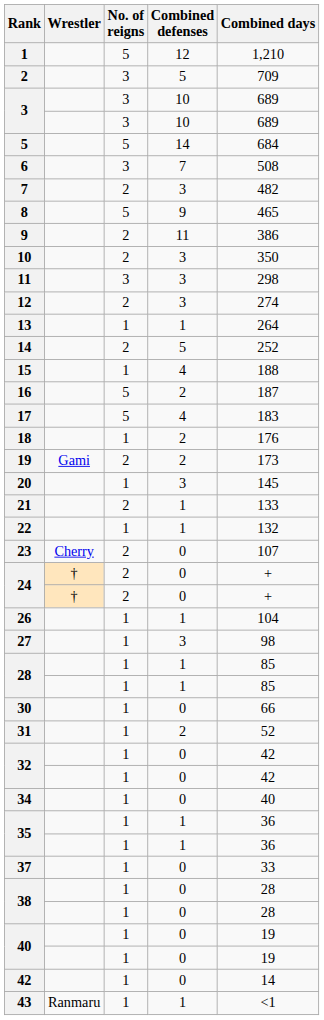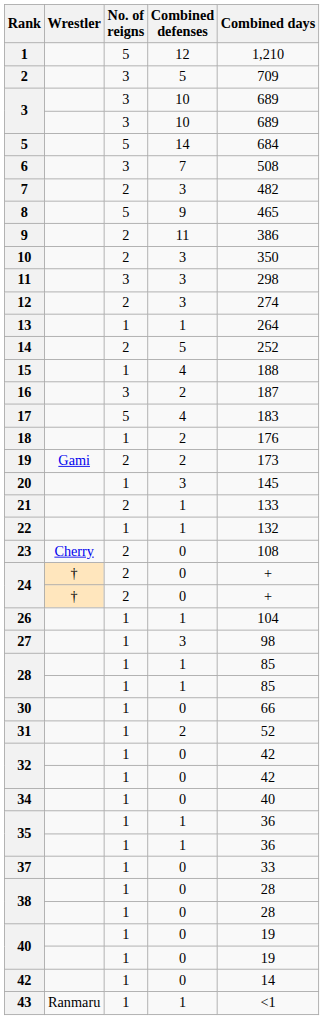(126, 393) 5 -> (126, 393) 3
(268, 551) 107 -> (268, 551) 108
